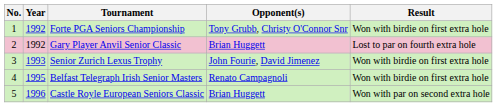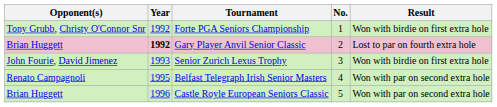columns swapped: (14, 12) <-> (278, 12)
(36, 45) normal -> (160, 45) bold
(421, 77) Won with birdie on first extra hole -> (421, 77) Won with par on second extra hole
